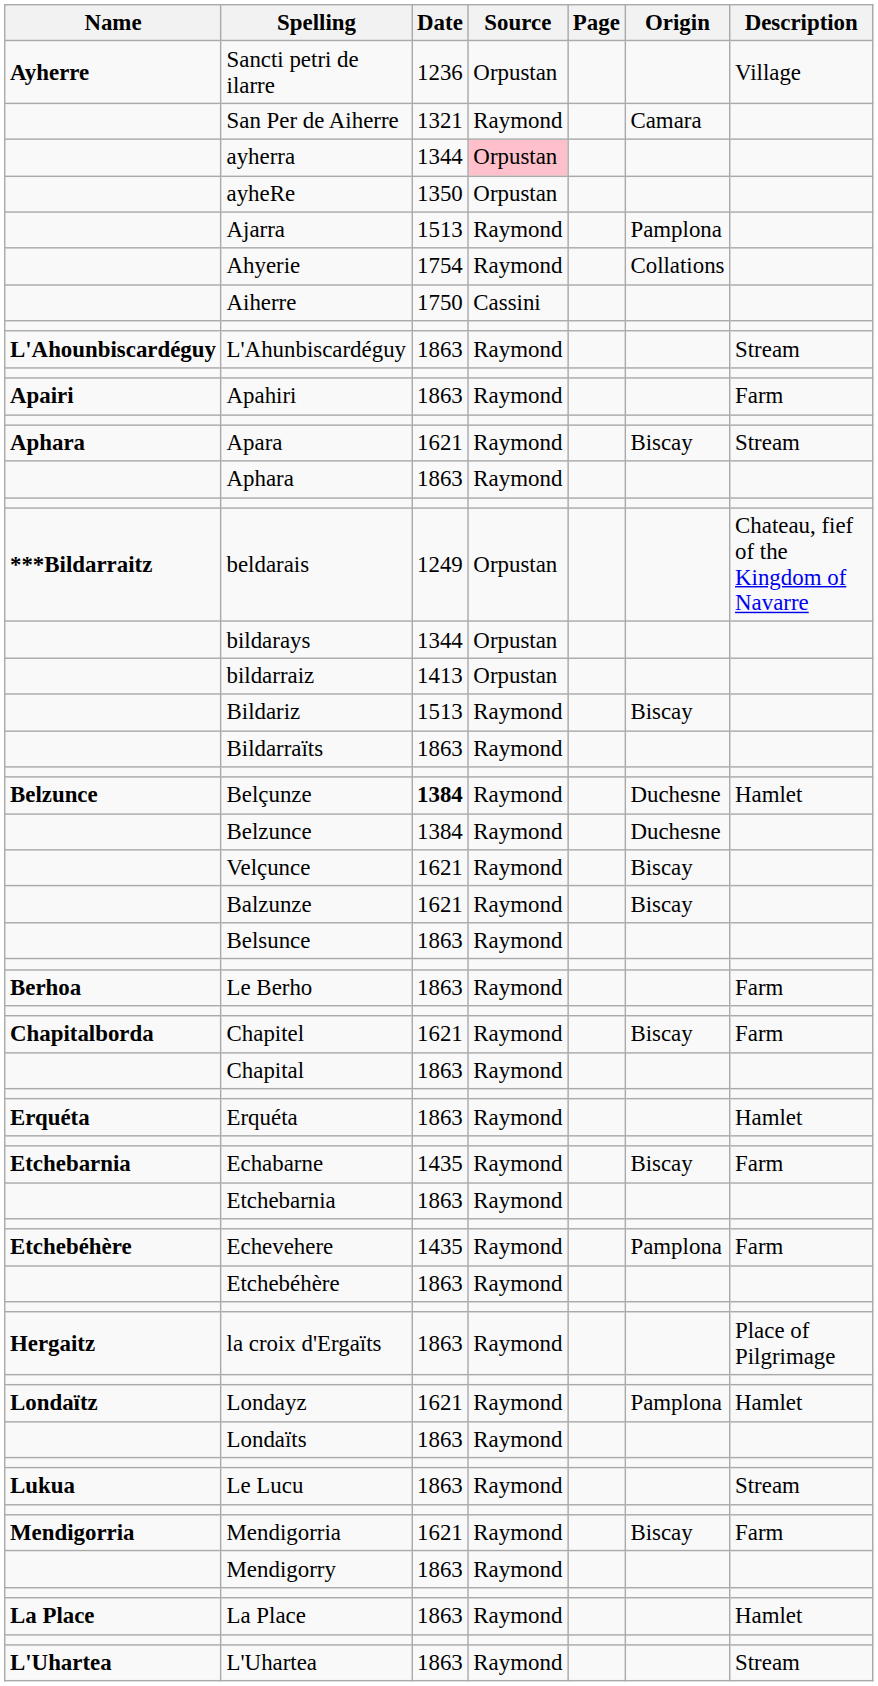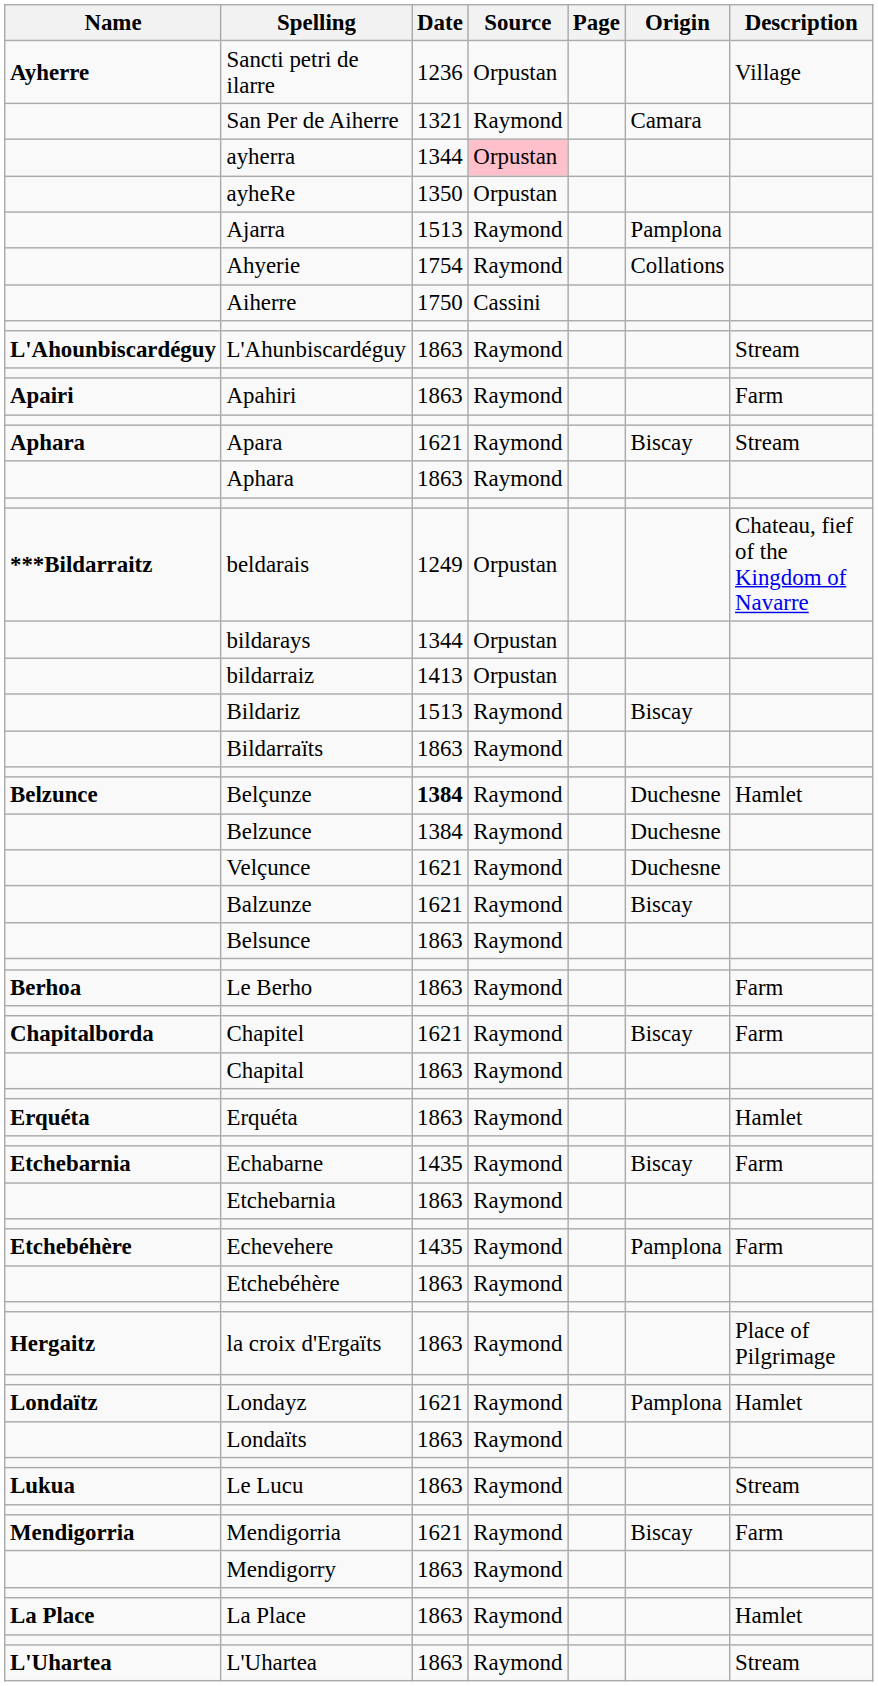(662, 867) Biscay -> (676, 867) Duchesne
